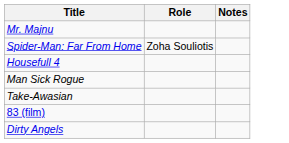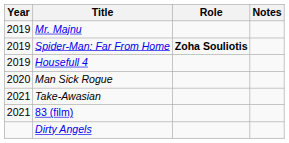+ column: (19, 12)
(180, 46) normal -> (211, 46) bold
